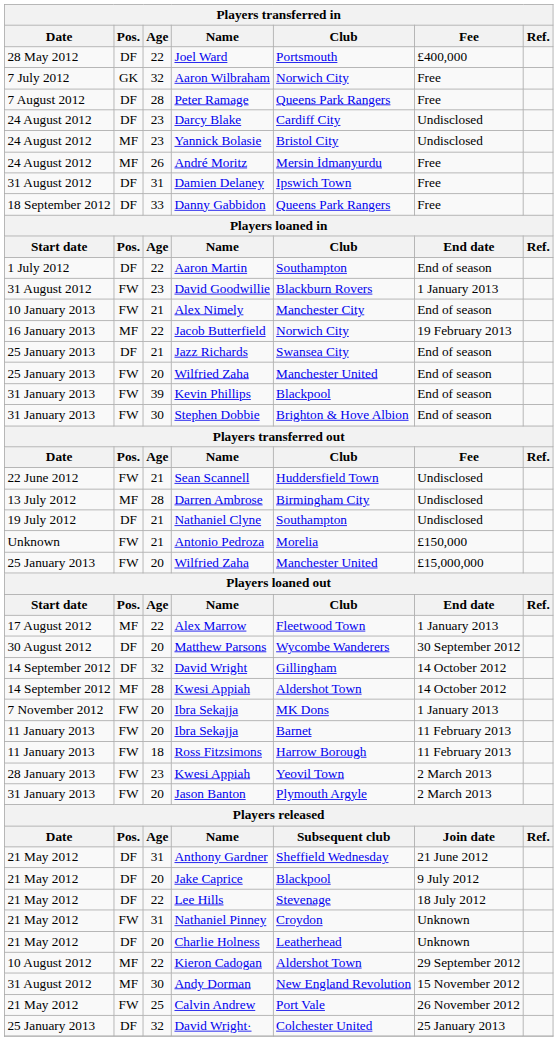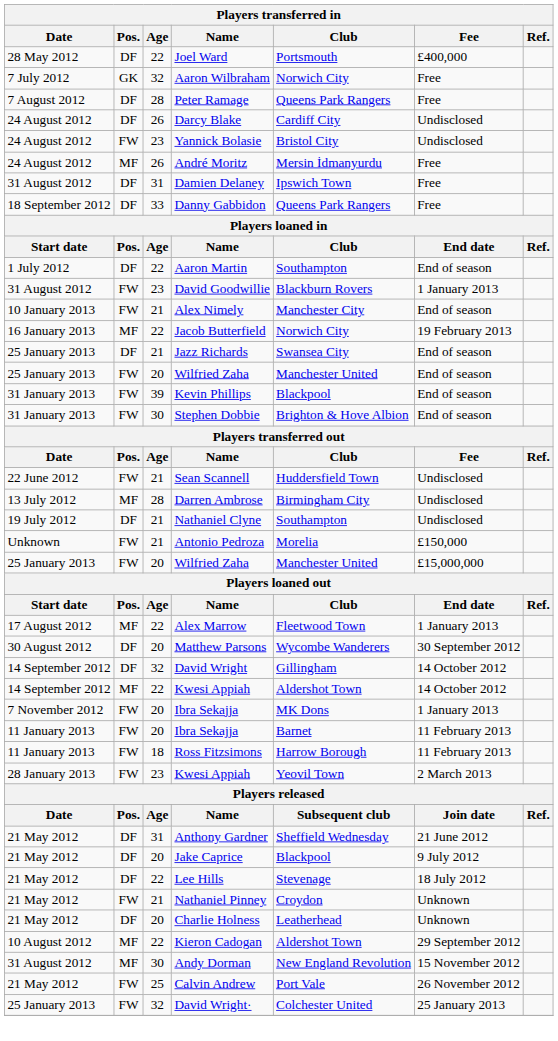(157, 120) 23 -> (157, 120) 26
(128, 141) MF -> (128, 141) FW
(157, 688) 28 -> (157, 688) 22
- row: (51, 794)
(157, 920) 31 -> (157, 899) 21
(128, 1025) DF -> (128, 1004) FW
